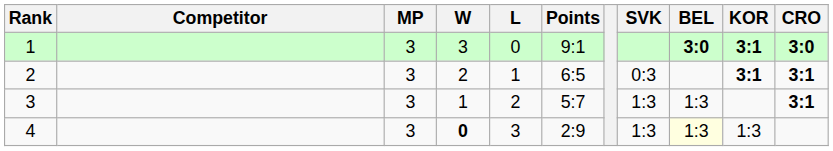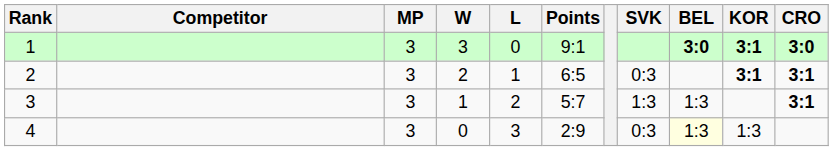(463, 131) bold -> (463, 131) normal
(644, 131) 1:3 -> (644, 131) 0:3
